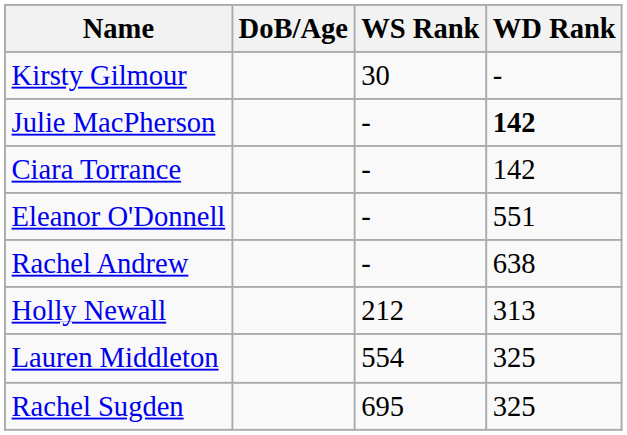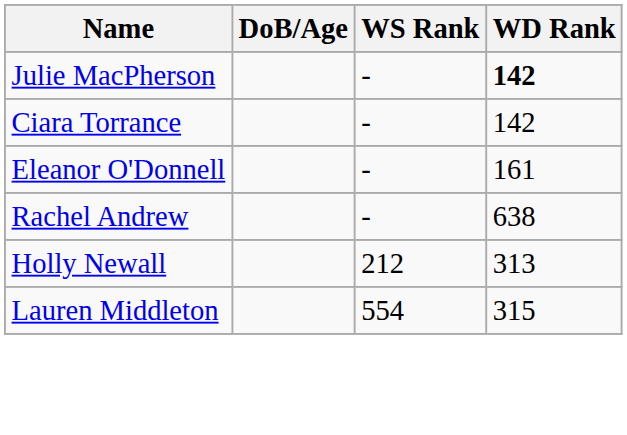- row: (99, 75)
(514, 216) 551 -> (514, 169) 161
(514, 358) 325 -> (514, 310) 315
- row: (98, 405)
